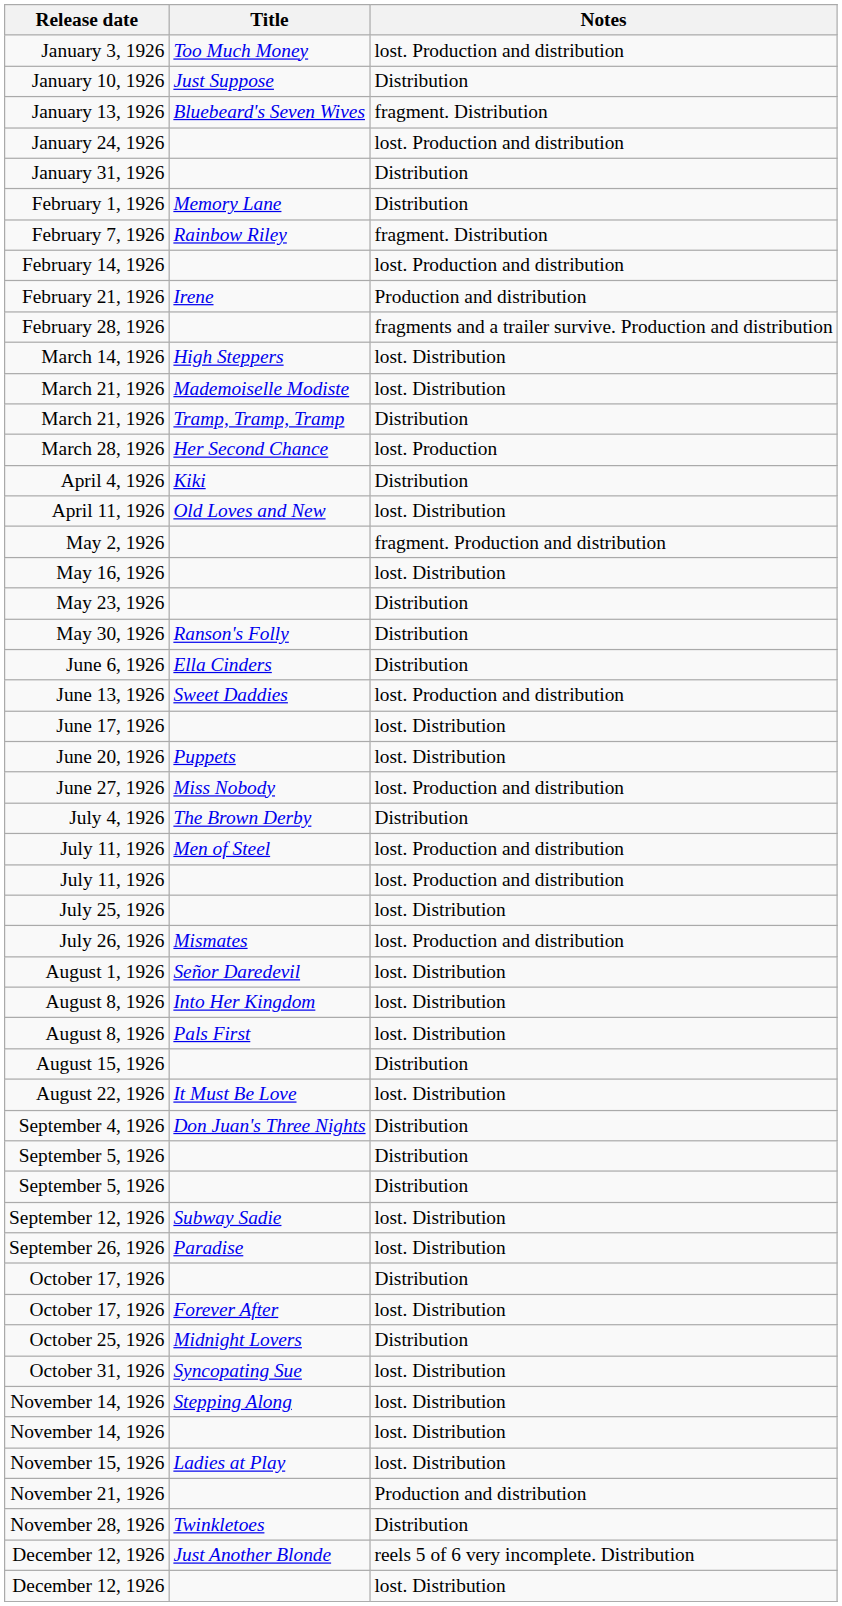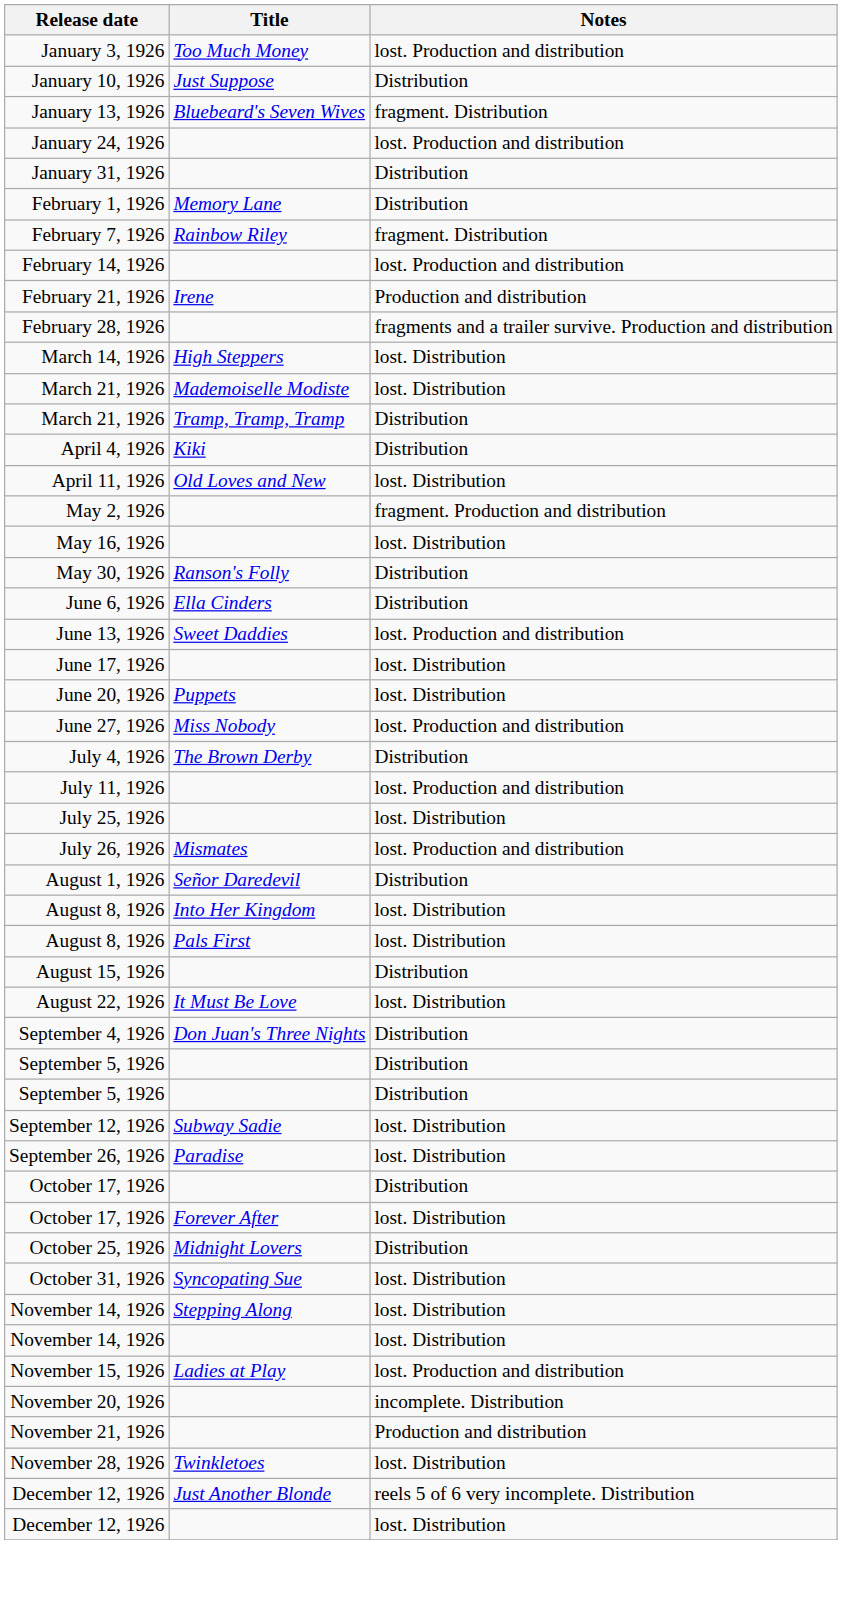- row: (103, 449)
- row: (110, 603)
- row: (112, 848)
(440, 971) lost. Distribution -> (421, 879) Distribution
(440, 1462) lost. Distribution -> (499, 1370) lost. Production and distribution
+ row: (87, 1401)
(421, 1524) Distribution -> (440, 1462) lost. Distribution
